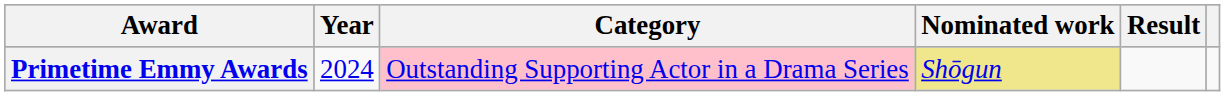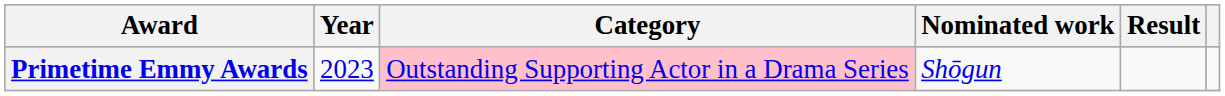(347, 68) 2024 -> (347, 68) 2023
(961, 68) khaki background -> (961, 68) no background
